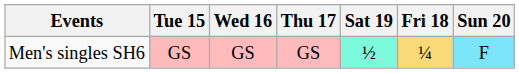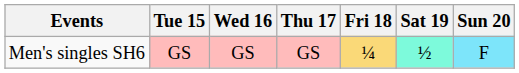columns swapped: (425, 20) <-> (369, 20)
